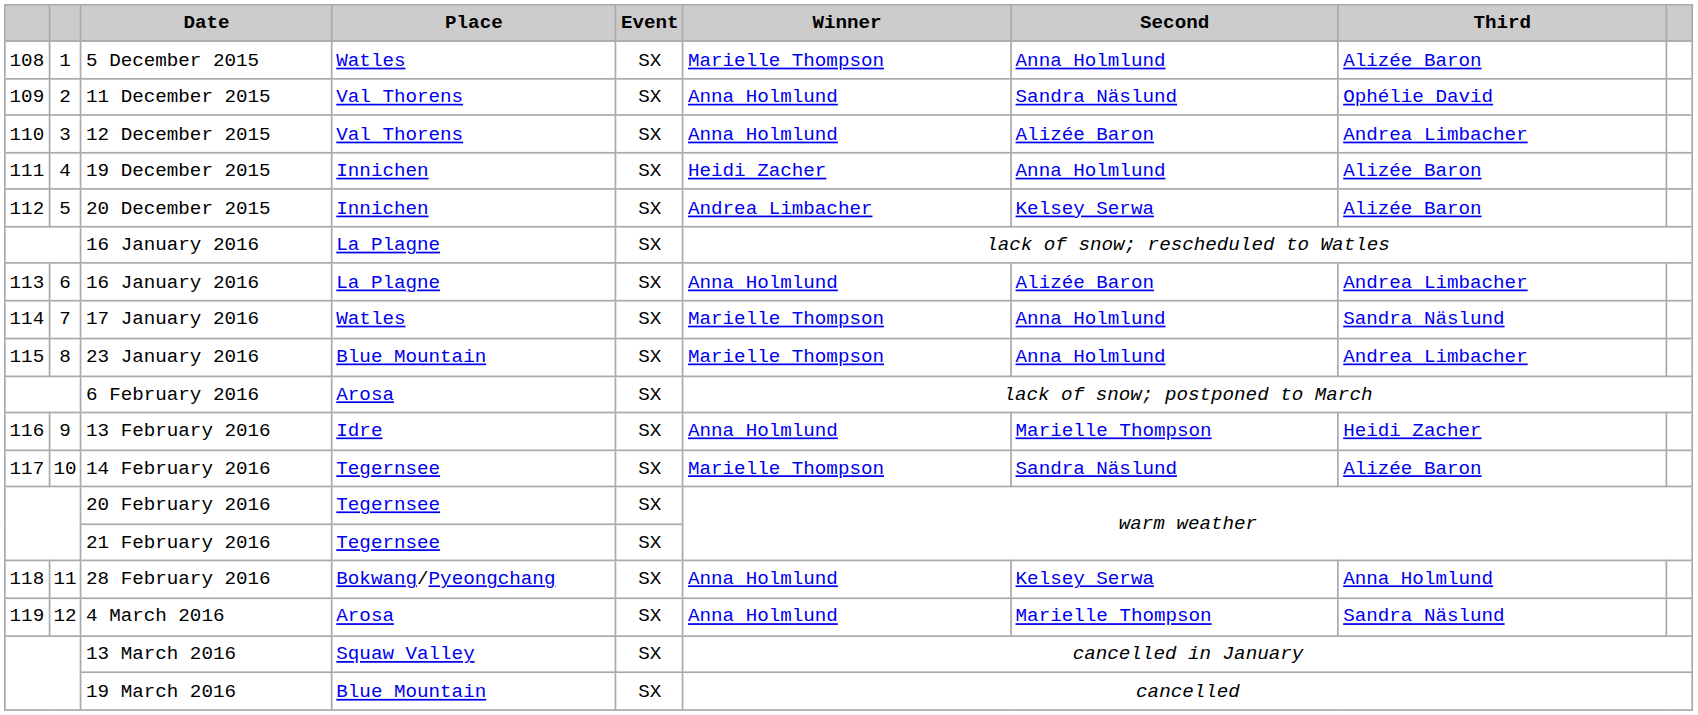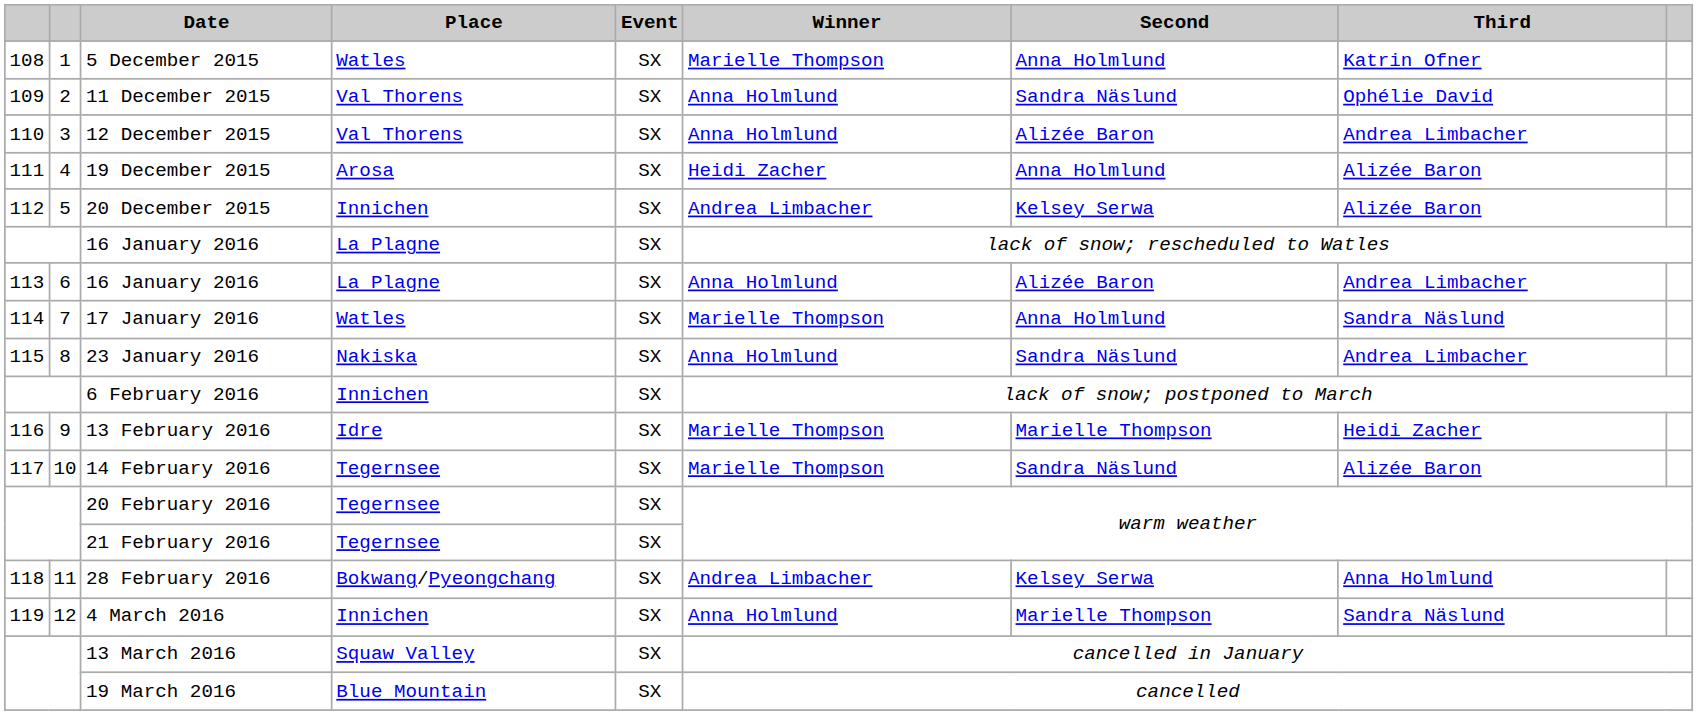(1412, 60) Alizée Baron -> (1412, 60) Katrin Ofner
(382, 171) Innichen -> (365, 171) Arosa
(411, 358) Blue Mountain -> (377, 358) Nakiska
(786, 358) Marielle Thompson -> (763, 358) Anna Holmlund
(1091, 358) Anna Holmlund -> (1096, 358) Sandra Näslund
(365, 394) Arosa -> (382, 394) Innichen
(763, 431) Anna Holmlund -> (786, 431) Marielle Thompson
(763, 579) Anna Holmlund -> (780, 579) Andrea Limbacher
(365, 617) Arosa -> (382, 617) Innichen
